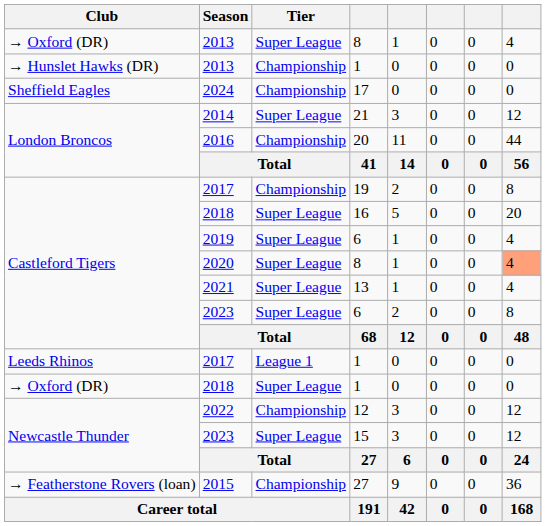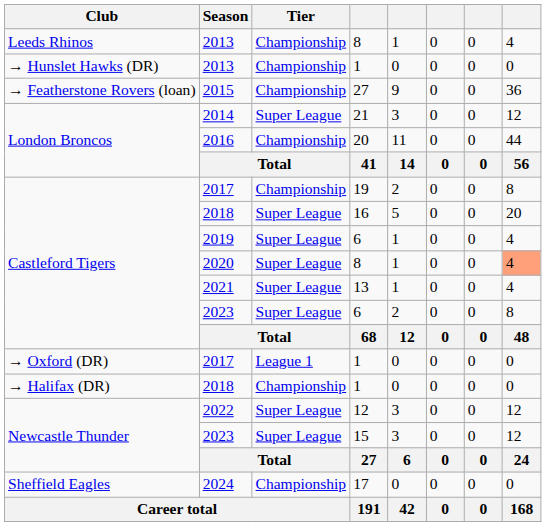(58, 41) → Oxford (DR) -> (51, 41) Leeds Rhinos
(298, 41) Super League -> (301, 41) Championship
rows swapped: (218, 484) <-> (218, 90)
(51, 361) Leeds Rhinos -> (58, 361) → Oxford (DR)
(58, 386) → Oxford (DR) -> (59, 386) → Halifax (DR)
(298, 386) Super League -> (301, 386) Championship
(301, 410) Championship -> (298, 410) Super League
